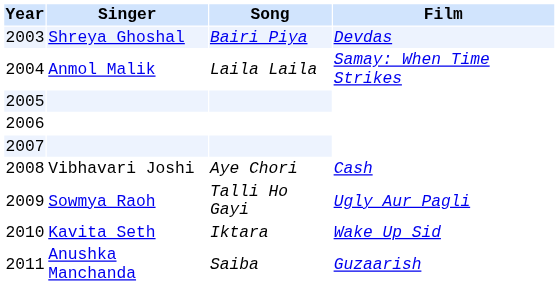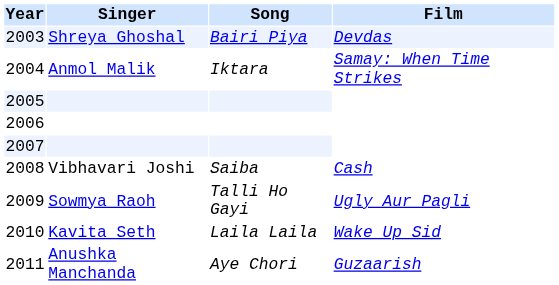(264, 69) Laila Laila -> (239, 69) Iktara
(254, 169) Aye Chori -> (234, 169) Saiba
(239, 232) Iktara -> (264, 232) Laila Laila
(234, 264) Saiba -> (254, 264) Aye Chori
